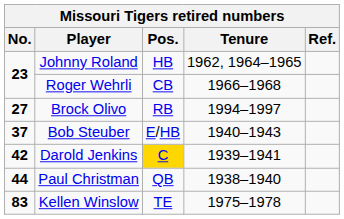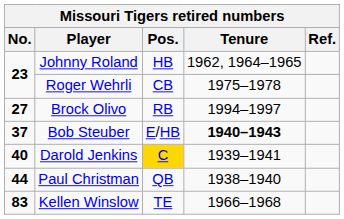(244, 86) 1966–1968 -> (244, 86) 1975–1978
(244, 132) normal -> (244, 132) bold
(20, 156) 42 -> (20, 156) 40
(244, 202) 1975–1978 -> (244, 202) 1966–1968
